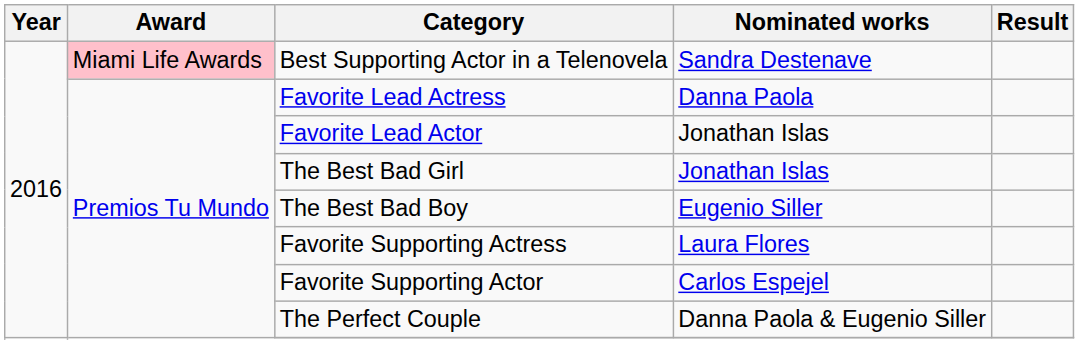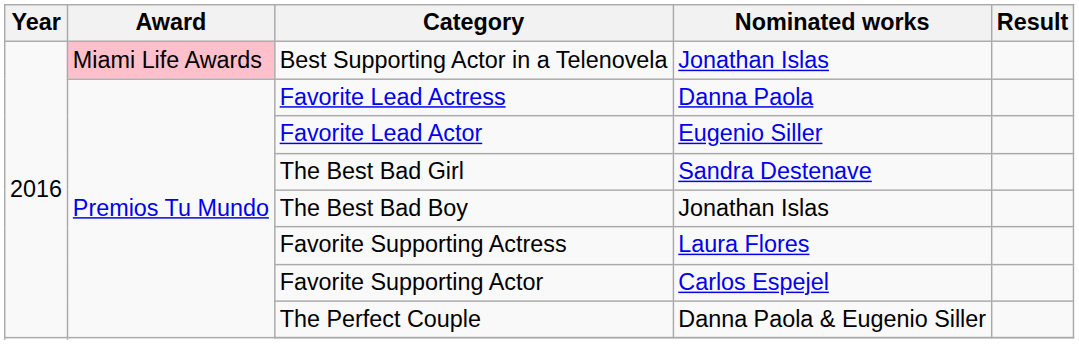(775, 60) Sandra Destenave -> (754, 60) Jonathan Islas
(754, 134) Jonathan Islas -> (750, 134) Eugenio Siller
(754, 171) Jonathan Islas -> (775, 171) Sandra Destenave
(750, 208) Eugenio Siller -> (754, 208) Jonathan Islas
